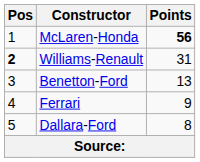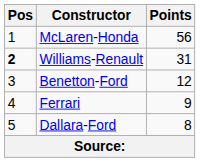(184, 37) bold -> (184, 37) normal
(184, 81) 13 -> (184, 81) 12
